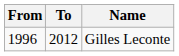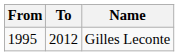(22, 39) 1996 -> (22, 39) 1995
